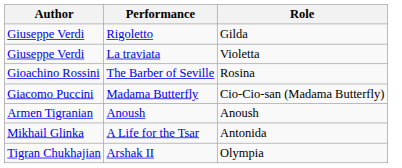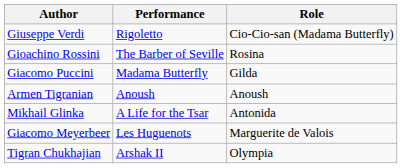(234, 34) Gilda -> (312, 34) Cio-Cio-san (Madama Butterfly)
- row: (133, 53)
(302, 93) Cio-Cio-san (Madama Butterfly) -> (243, 73) Gilda
+ row: (154, 133)
